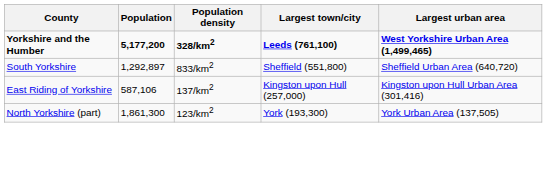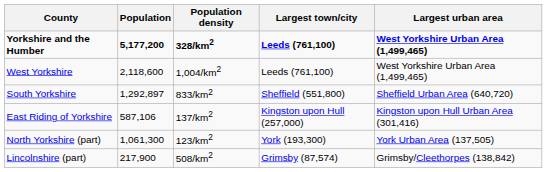+ row: (40, 71)
(143, 112) 1,861,300 -> (142, 139) 1,061,300
+ row: (46, 158)
